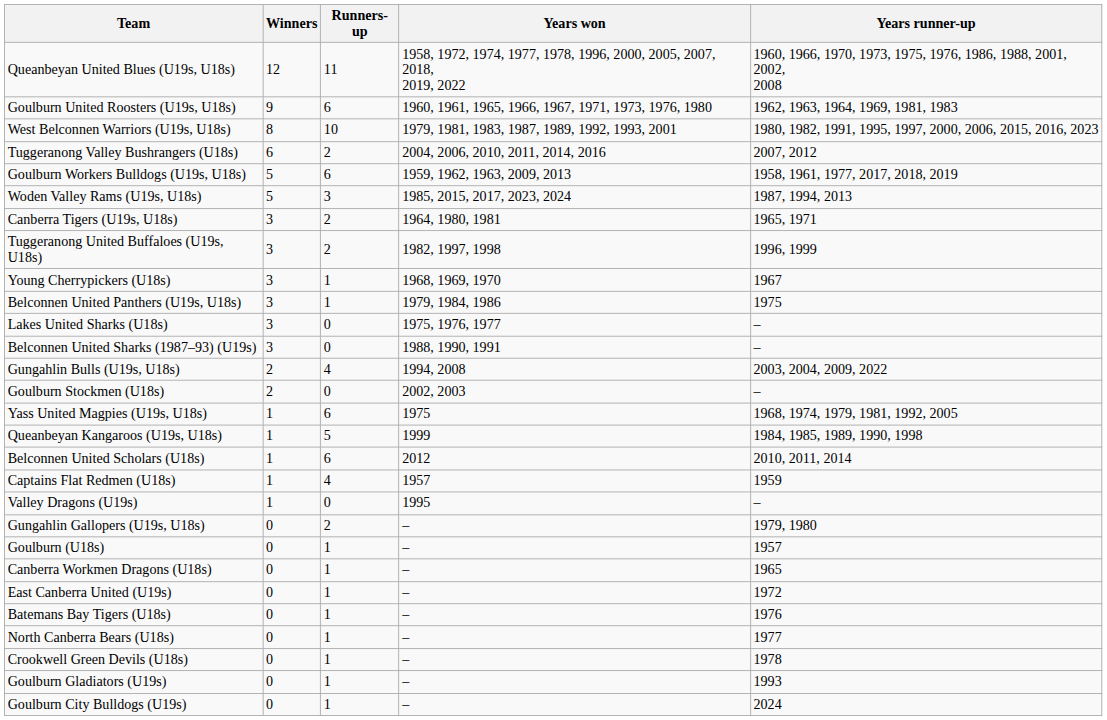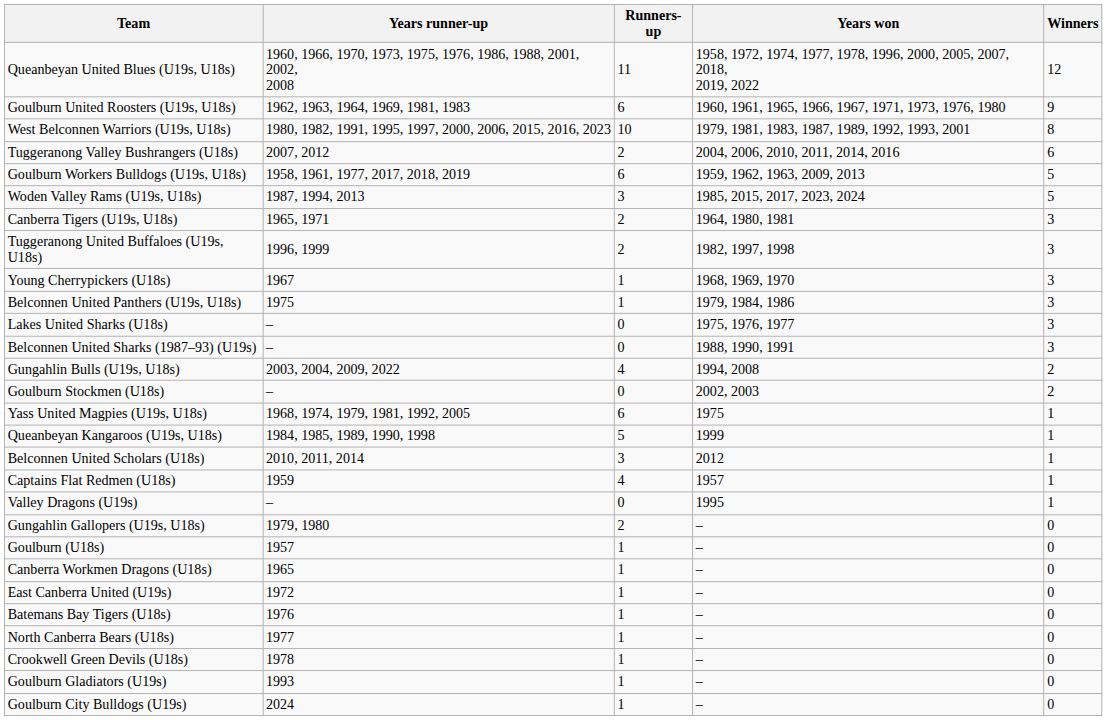columns swapped: (292, 23) <-> (926, 23)
(327, 458) 6 -> (621, 458) 3
